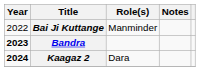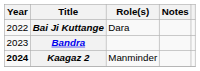(133, 27) Manminder -> (119, 27) Dara
(17, 43) bold -> (17, 43) normal
(119, 58) Dara -> (133, 58) Manminder
